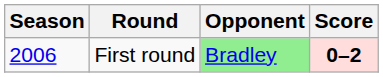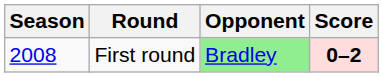(33, 54) 2006 -> (33, 54) 2008
